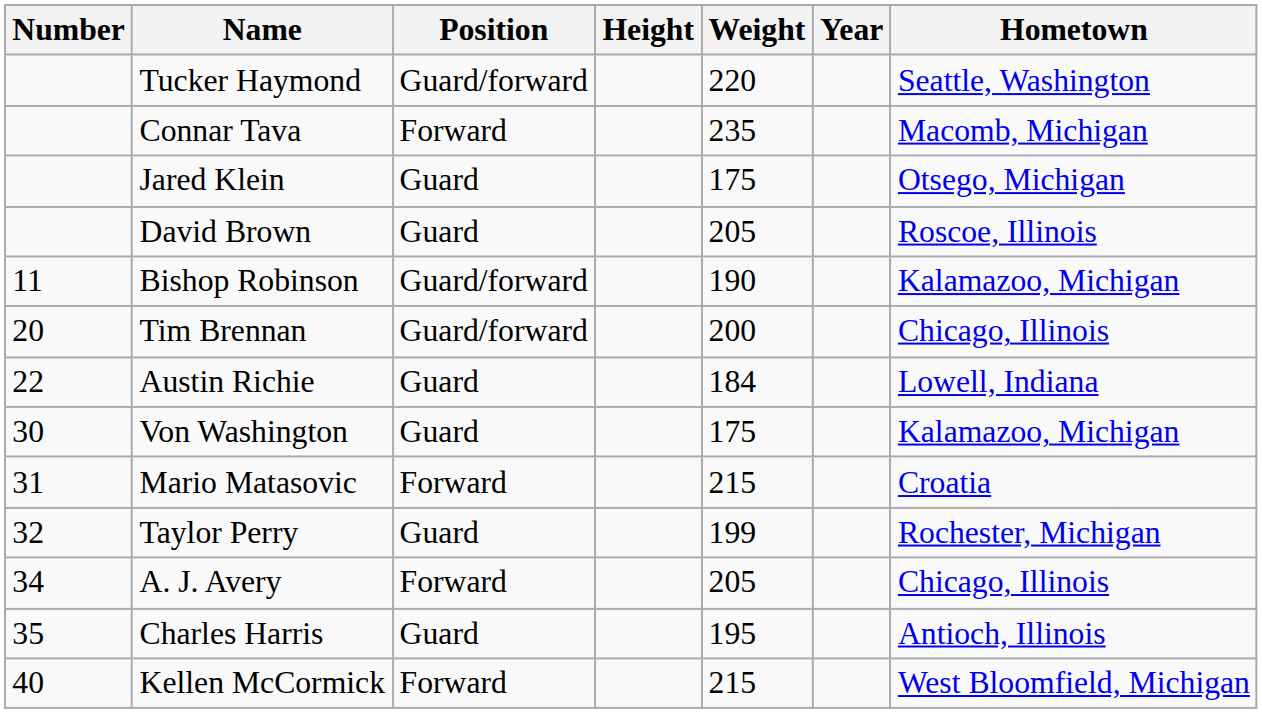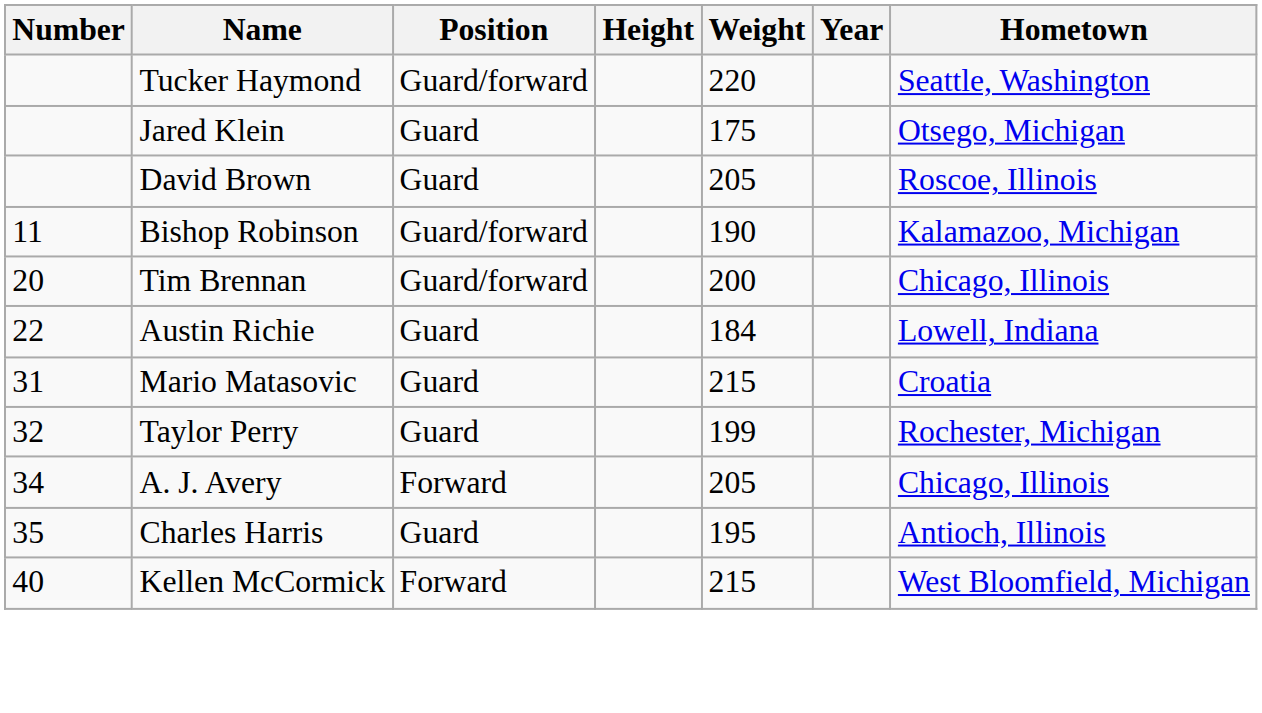- row: (220, 130)
- row: (244, 431)
(453, 481) Forward -> (439, 381) Guard
